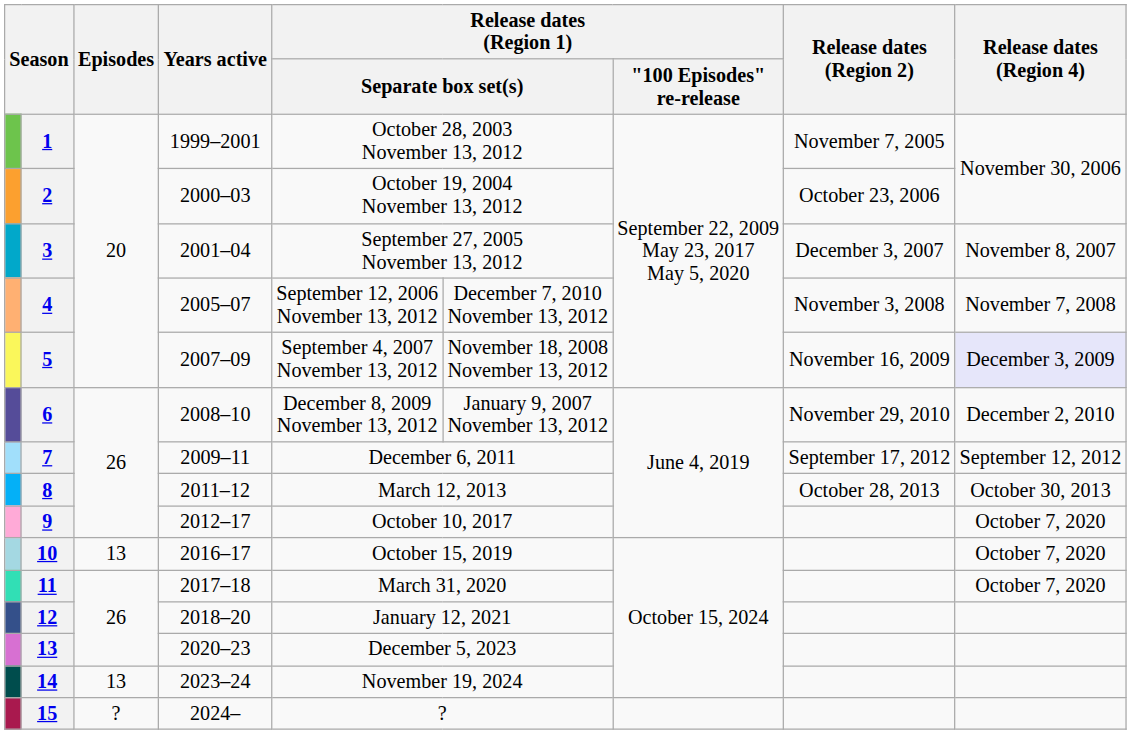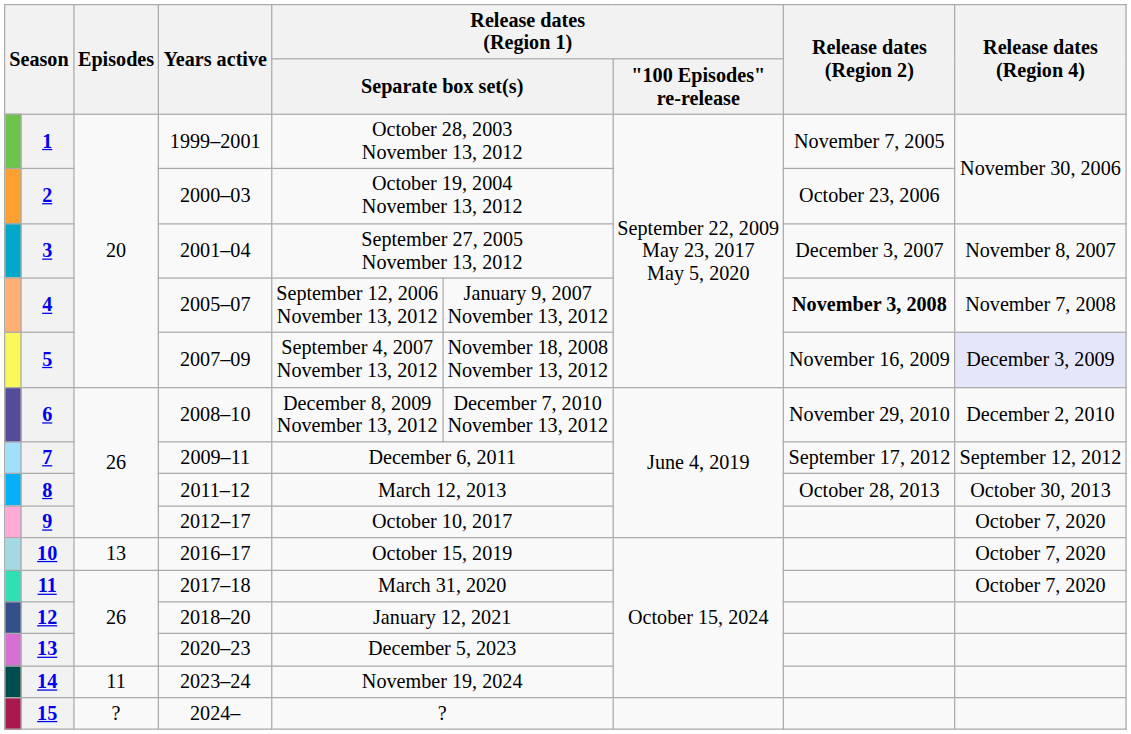(528, 305) December 7, 2010 November 13, 2012 -> (528, 305) January 9, 2007 November 13, 2012
(869, 305) normal -> (869, 305) bold
(528, 414) January 9, 2007 November 13, 2012 -> (528, 414) December 7, 2010 November 13, 2012
(116, 681) 13 -> (116, 681) 11
